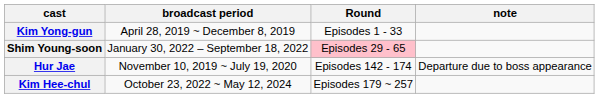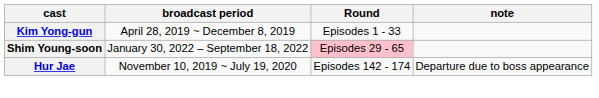- row: (55, 85)
